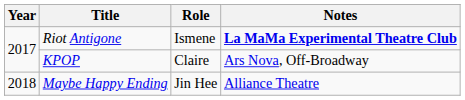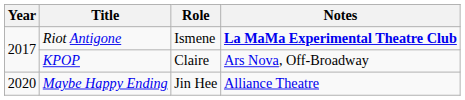(22, 83) 2018 -> (22, 83) 2020
